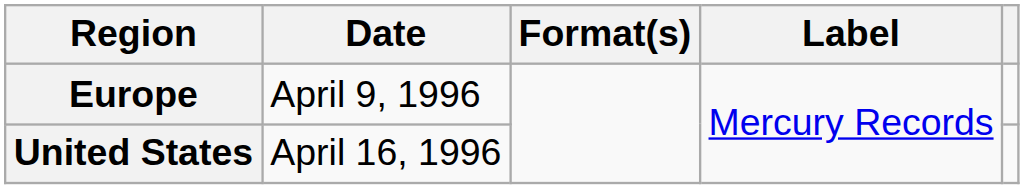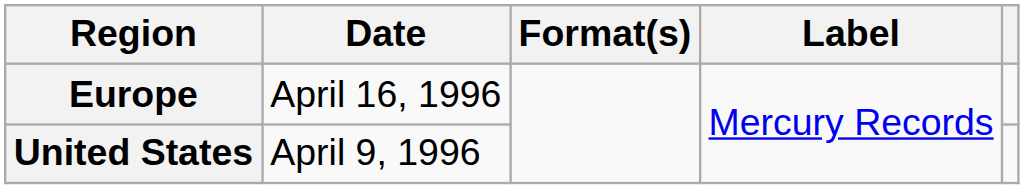(375, 93) April 9, 1996 -> (386, 93) April 16, 1996
(386, 152) April 16, 1996 -> (375, 152) April 9, 1996
